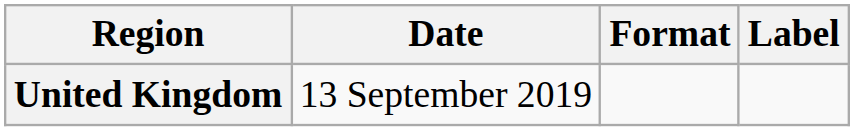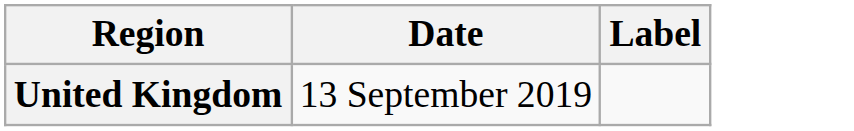- column: (670, 34)
